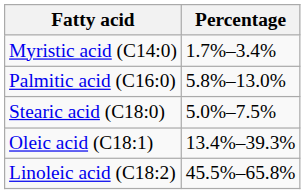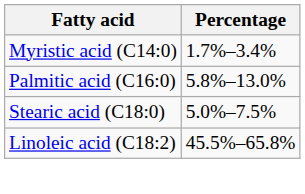- row: (81, 142)
